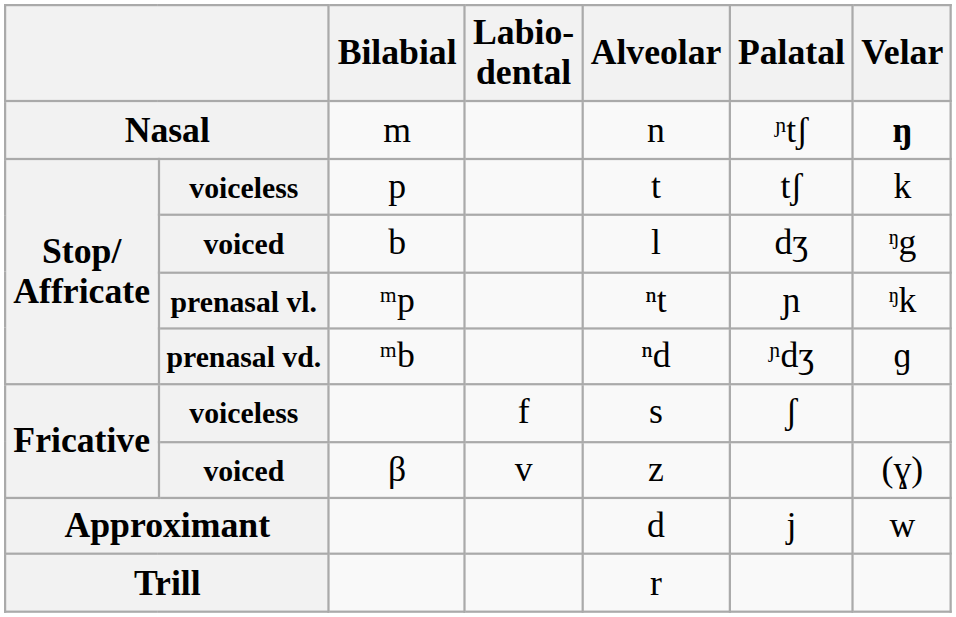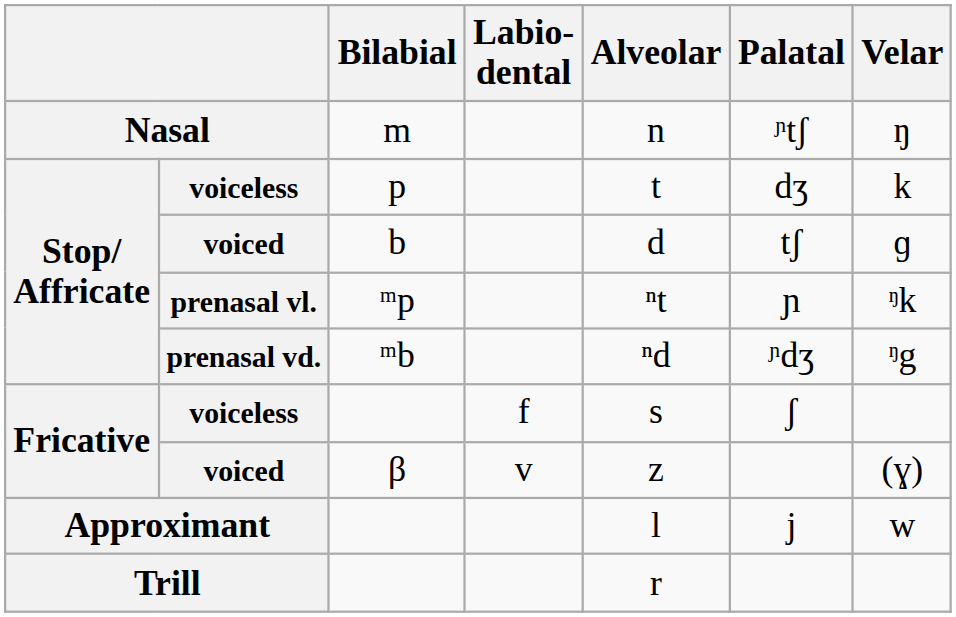(902, 129) bold -> (902, 129) normal
(791, 186) tʃ -> (791, 186) dʒ
(656, 242) l -> (656, 242) d
(791, 242) dʒ -> (791, 242) tʃ
(902, 242) ᵑg -> (902, 242) ɡ
(902, 355) ɡ -> (902, 355) ᵑg
(656, 525) d -> (656, 525) l
